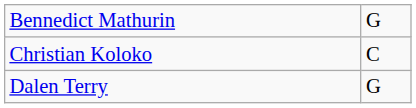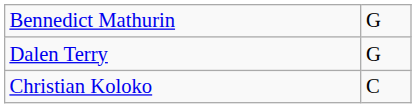rows swapped: (59, 86) <-> (81, 53)
